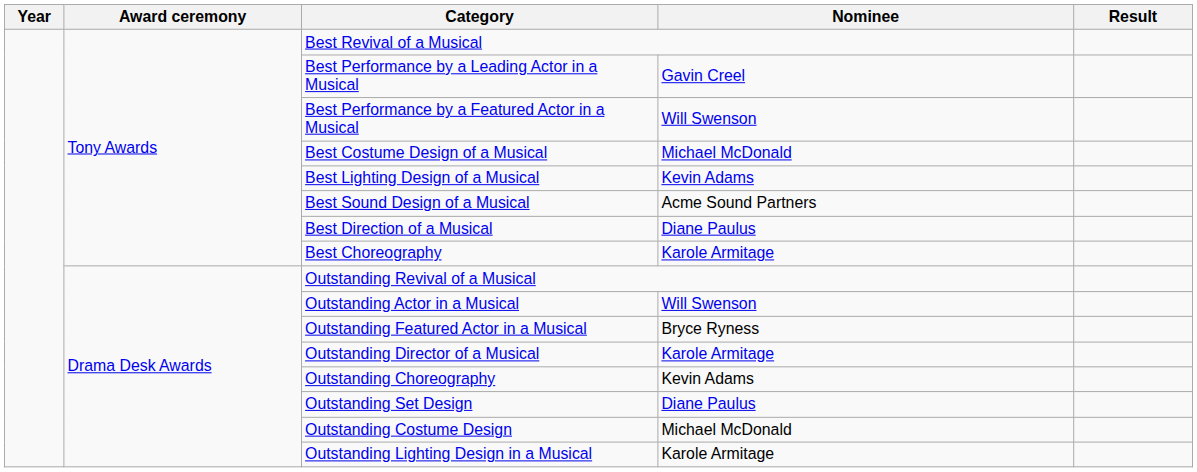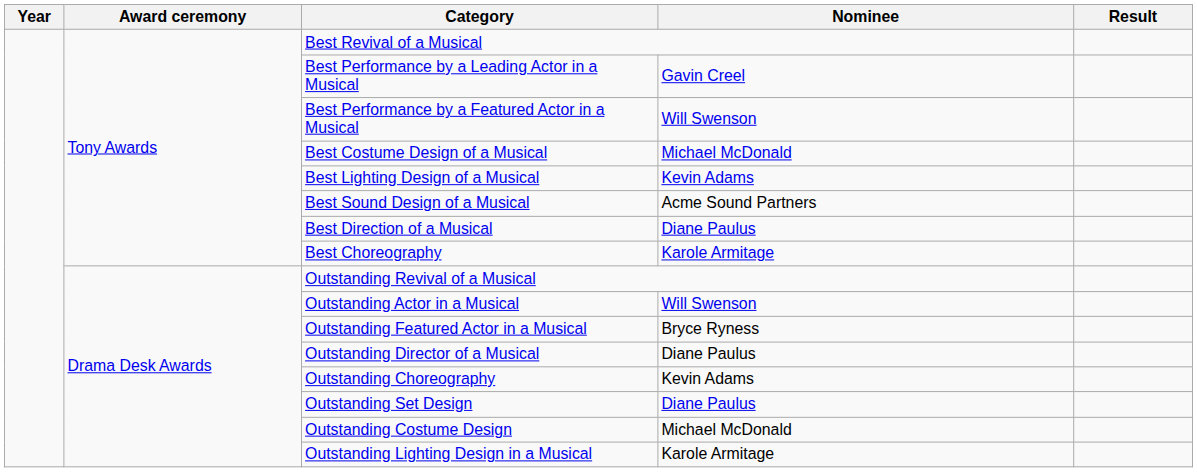(718, 354) Karole Armitage -> (709, 354) Diane Paulus
